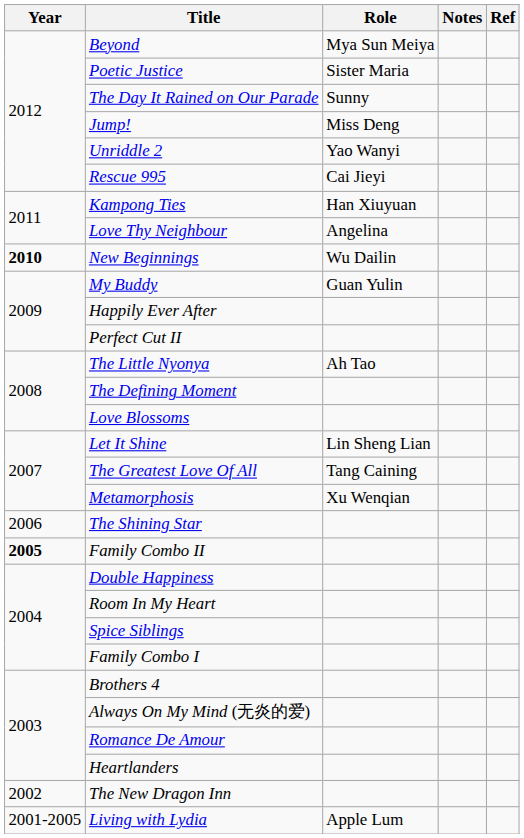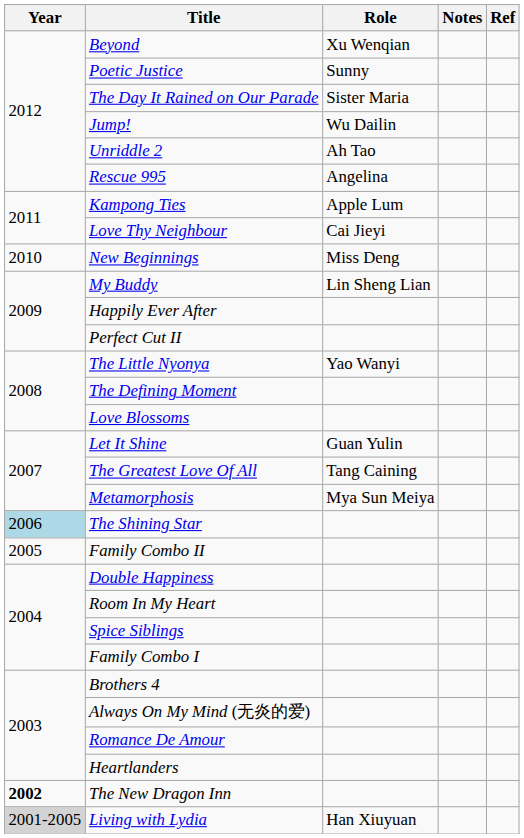(380, 44) Mya Sun Meiya -> (368, 44) Xu Wenqian
(368, 71) Sister Maria -> (348, 71) Sunny
(348, 97) Sunny -> (368, 97) Sister Maria
(363, 124) Miss Deng -> (361, 124) Wu Dailin
(363, 151) Yao Wanyi -> (351, 151) Ah Tao
(356, 177) Cai Jieyi -> (357, 177) Angelina
(371, 204) Han Xiuyuan -> (365, 204) Apple Lum
(357, 230) Angelina -> (356, 230) Cai Jieyi
(25, 257) bold -> (25, 257) normal
(361, 257) Wu Dailin -> (363, 257) Miss Deng
(364, 284) Guan Yulin -> (379, 284) Lin Sheng Lian
(351, 364) Ah Tao -> (363, 364) Yao Wanyi
(379, 444) Lin Sheng Lian -> (364, 444) Guan Yulin
(368, 497) Xu Wenqian -> (380, 497) Mya Sun Meiya
(25, 524) no background -> (25, 524) lightblue background
(25, 550) bold -> (25, 550) normal
(25, 793) normal -> (25, 793) bold
(45, 820) no background -> (45, 820) lightgrey background
(365, 820) Apple Lum -> (371, 820) Han Xiuyuan
